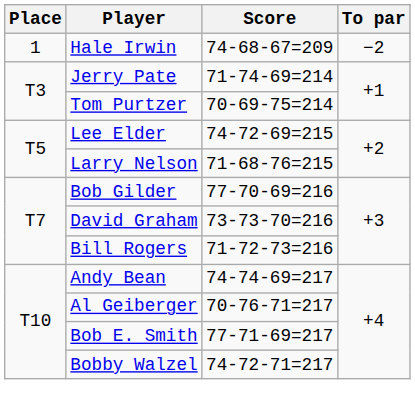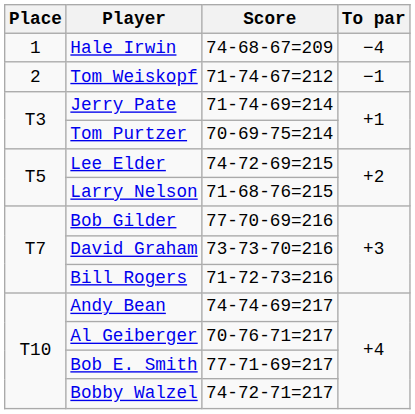(374, 48) −2 -> (374, 48) −4
+ row: (134, 77)
